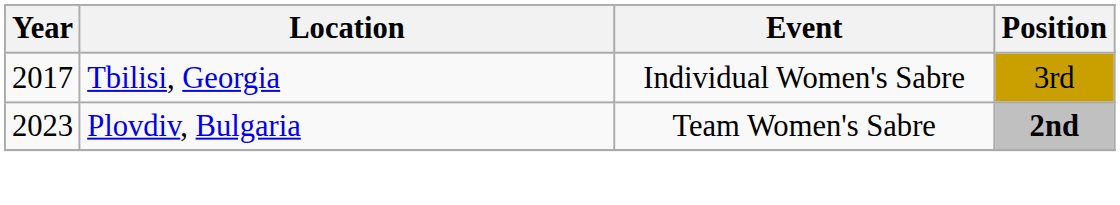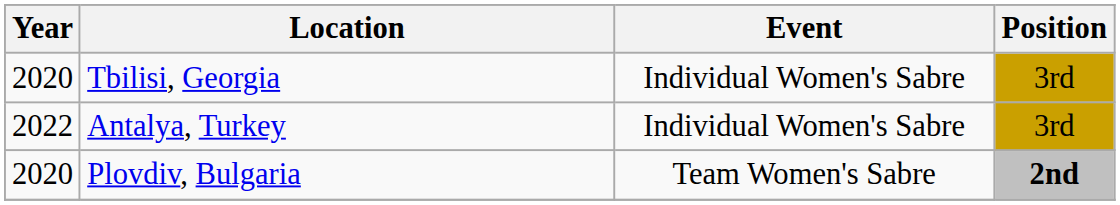(43, 77) 2017 -> (43, 77) 2020
+ row: (187, 125)
(43, 125) 2023 -> (43, 174) 2020
